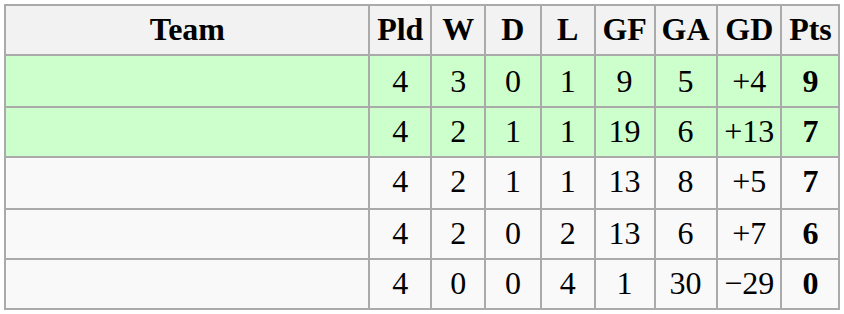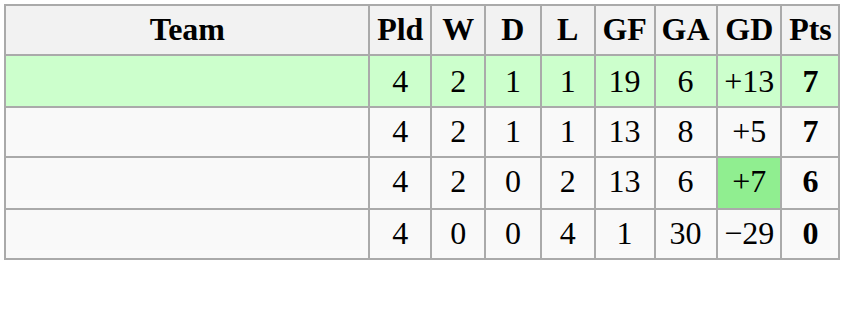- row: (458, 80)
(749, 232) no background -> (749, 182) lightgreen background
